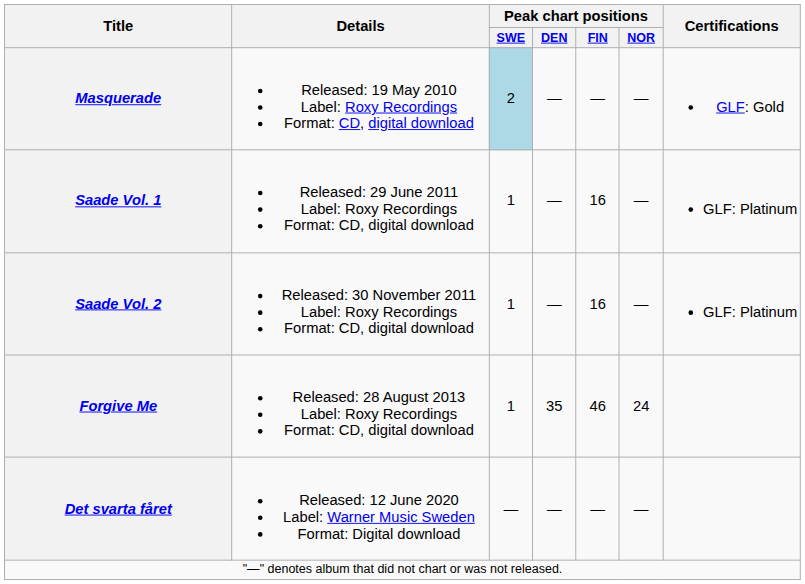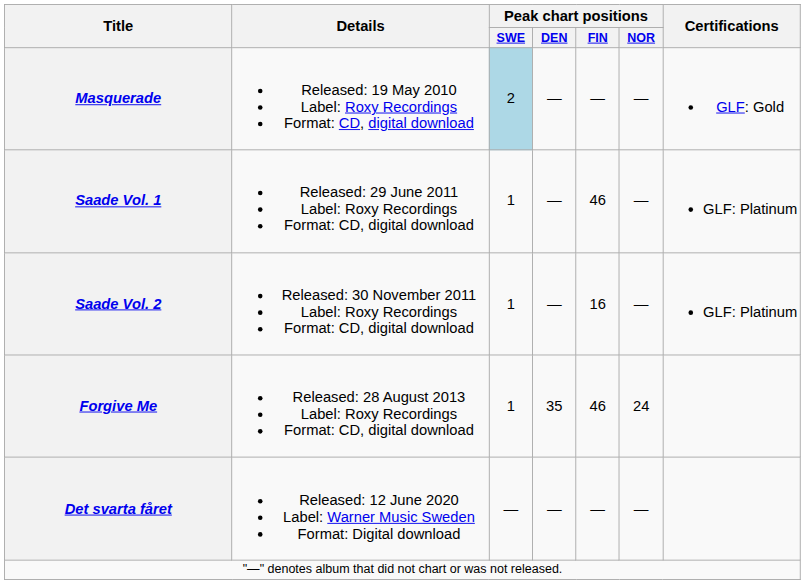(598, 201) 16 -> (598, 201) 46
